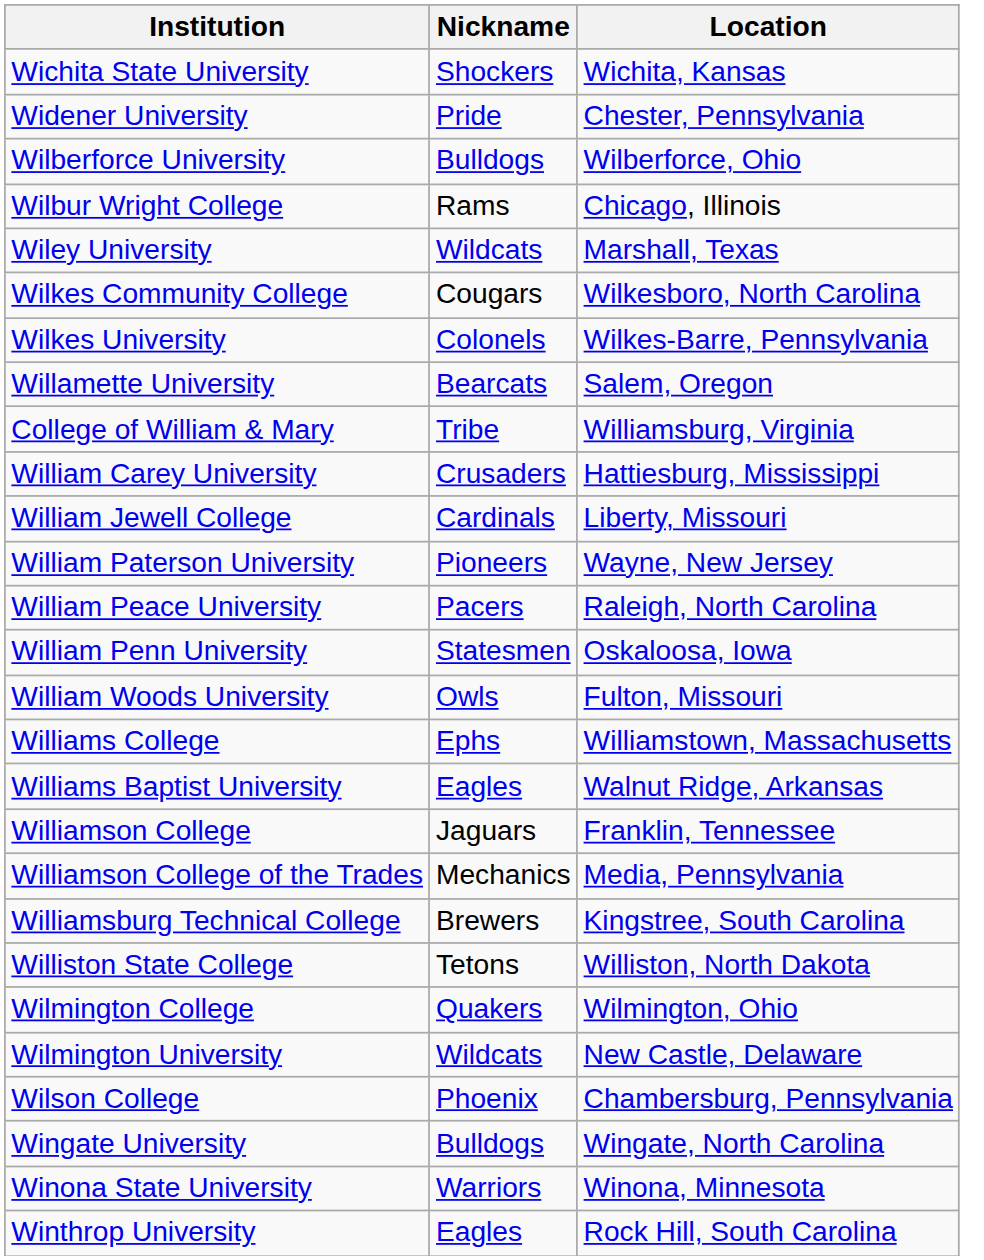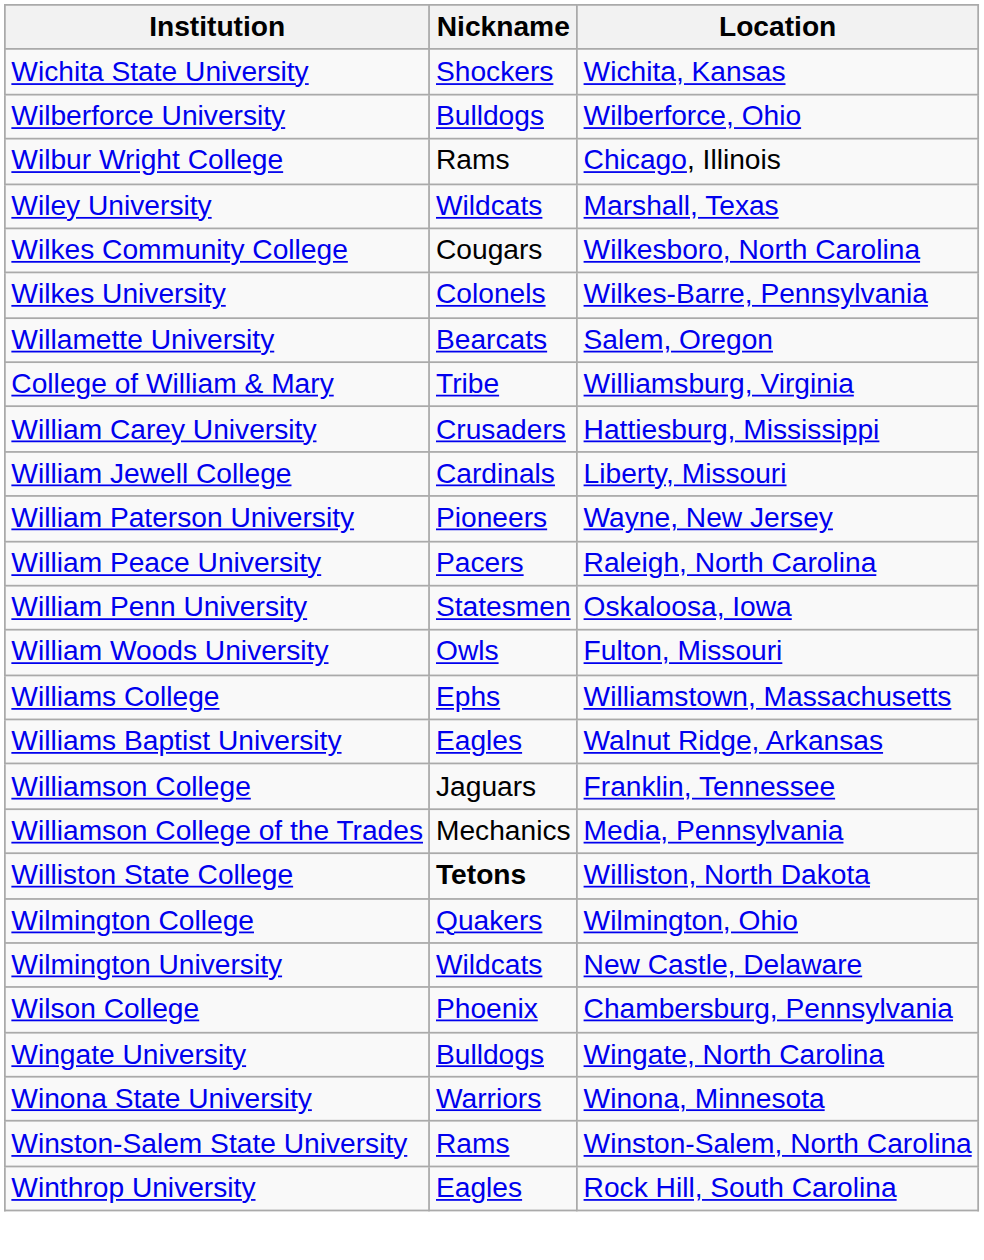- row: (130, 116)
- row: (206, 920)
(477, 964) normal -> (481, 875) bold
+ row: (209, 1143)
